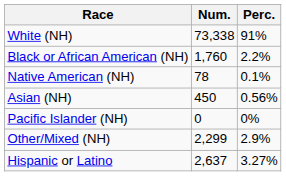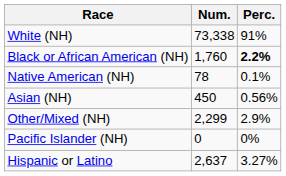(255, 56) normal -> (255, 56) bold
rows swapped: (68, 118) <-> (59, 139)
